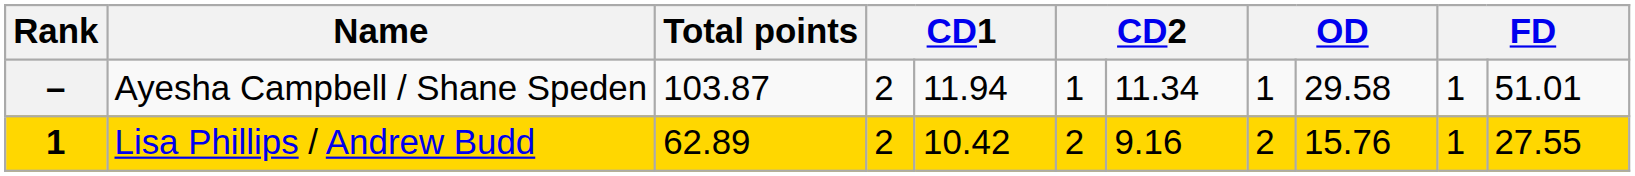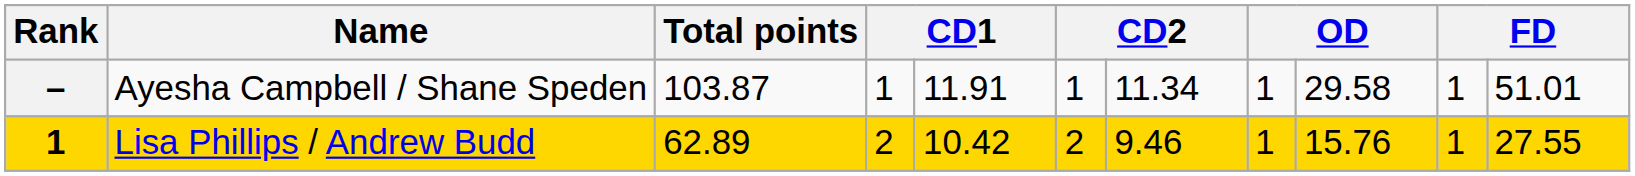(884, 87) 2 -> (884, 87) 1
(965, 87) 11.94 -> (965, 87) 11.91
(1148, 142) 9.16 -> (1148, 142) 9.46
(1265, 142) 2 -> (1265, 142) 1
